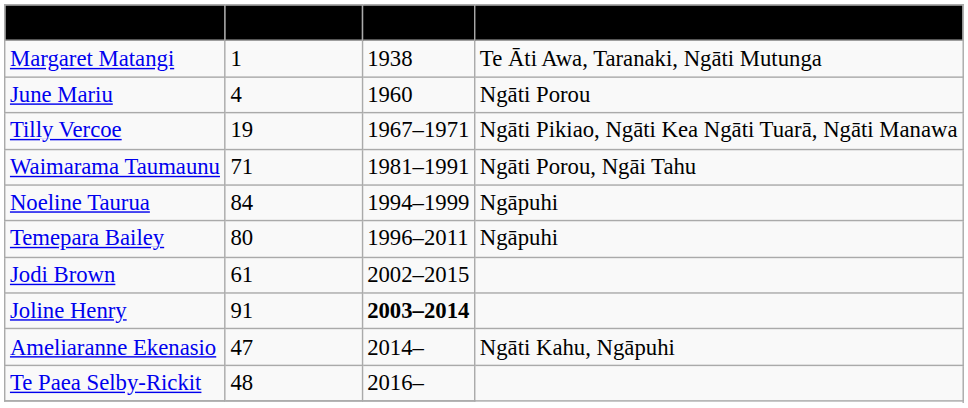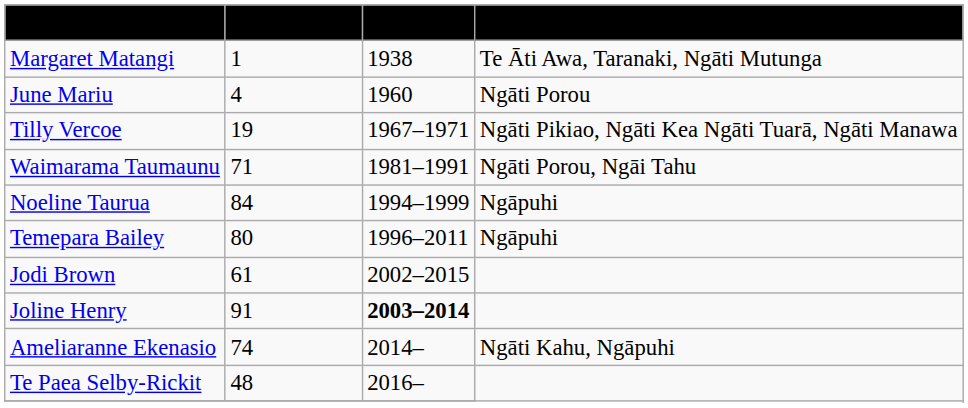(242, 346) 47 -> (242, 346) 74
